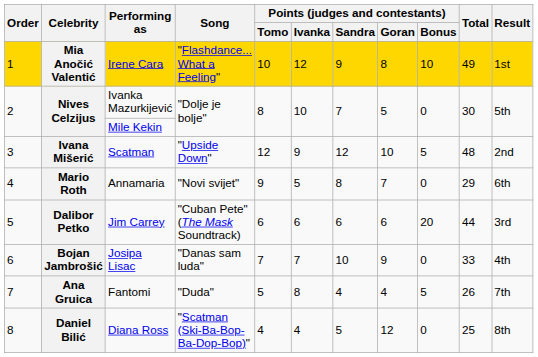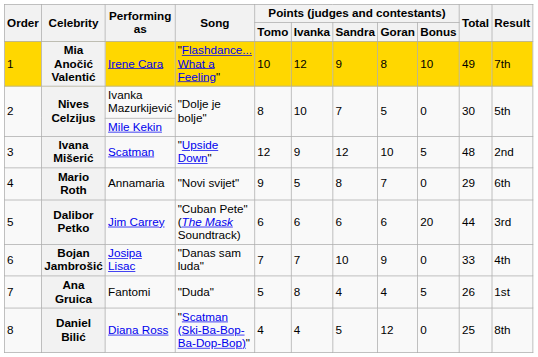(502, 63) 1st -> (502, 63) 7th
(502, 292) 7th -> (502, 292) 1st
